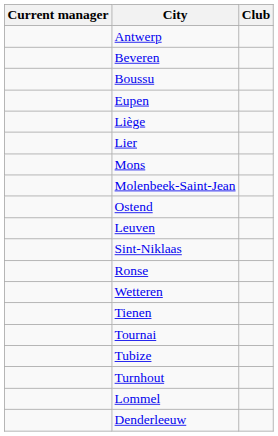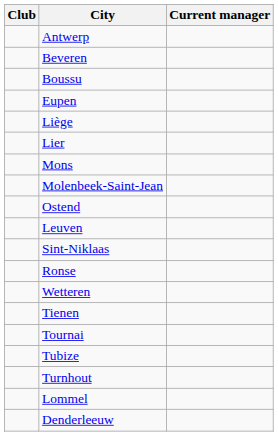columns swapped: (256, 15) <-> (58, 15)
